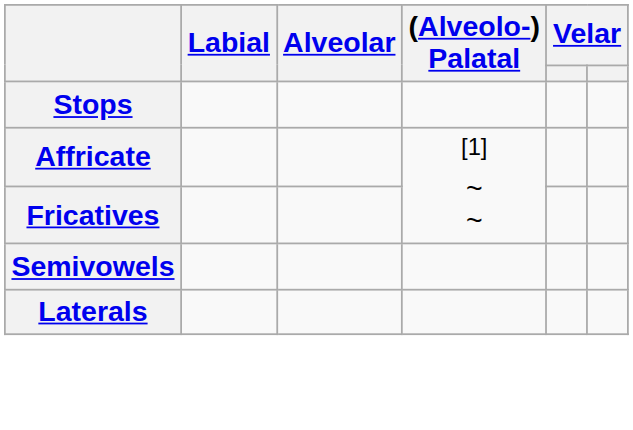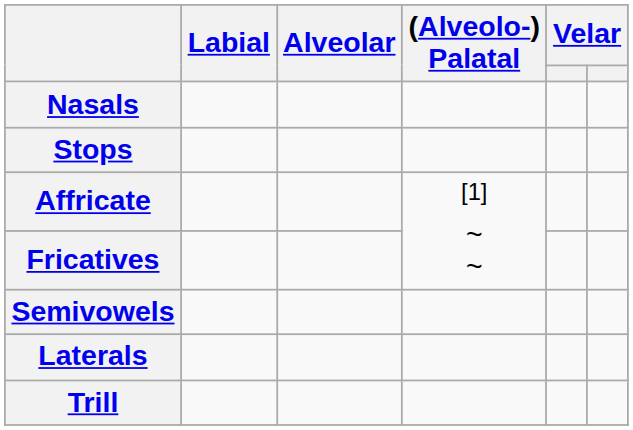+ row: (93, 104)
+ row: (93, 401)
